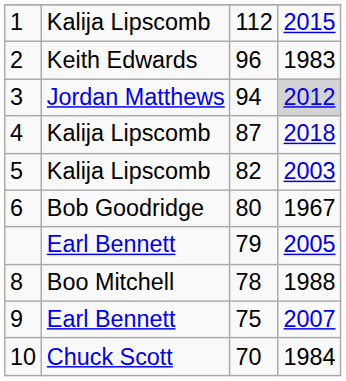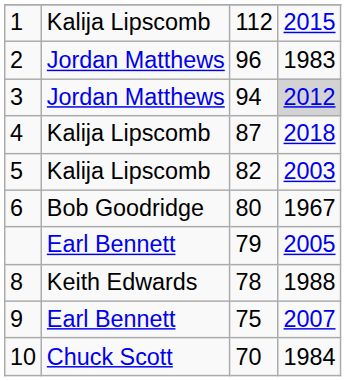(122, 60) Keith Edwards -> (136, 60) Jordan Matthews
(110, 282) Boo Mitchell -> (122, 282) Keith Edwards
